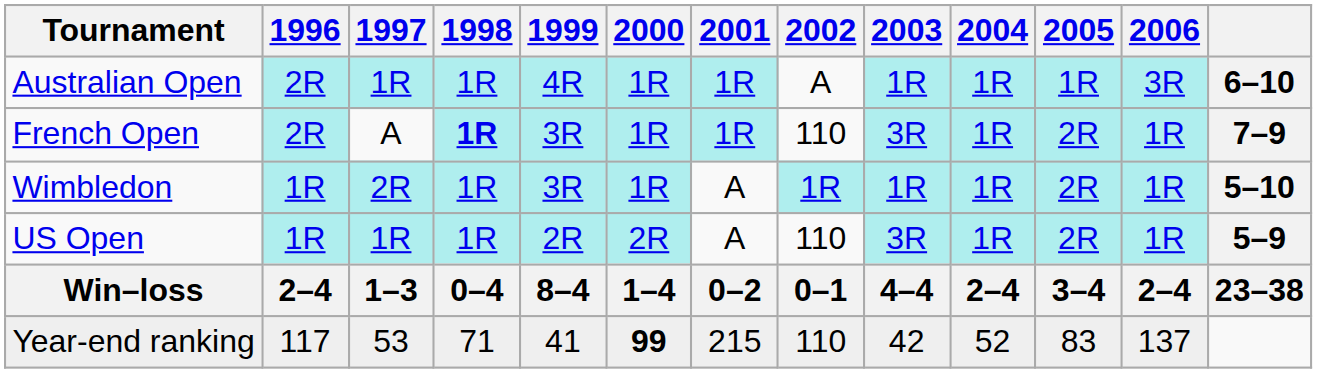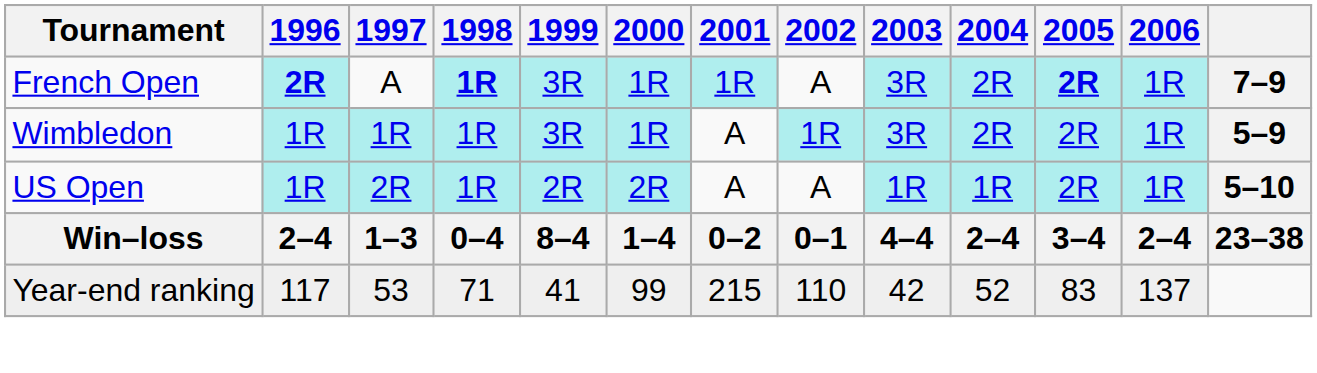- row: (127, 81)
(305, 133) normal -> (305, 81) bold
(821, 133) 110 -> (821, 81) A
(993, 133) 1R -> (993, 81) 2R
(1079, 133) normal -> (1079, 81) bold
(391, 185) 2R -> (391, 133) 1R
(907, 185) 1R -> (907, 133) 3R
(993, 185) 1R -> (993, 133) 2R
(1259, 185) 5–10 -> (1259, 133) 5–9
(391, 237) 1R -> (391, 185) 2R
(821, 237) 110 -> (821, 185) A
(907, 237) 3R -> (907, 185) 1R
(1259, 237) 5–9 -> (1259, 185) 5–10
(649, 341) bold -> (649, 289) normal
